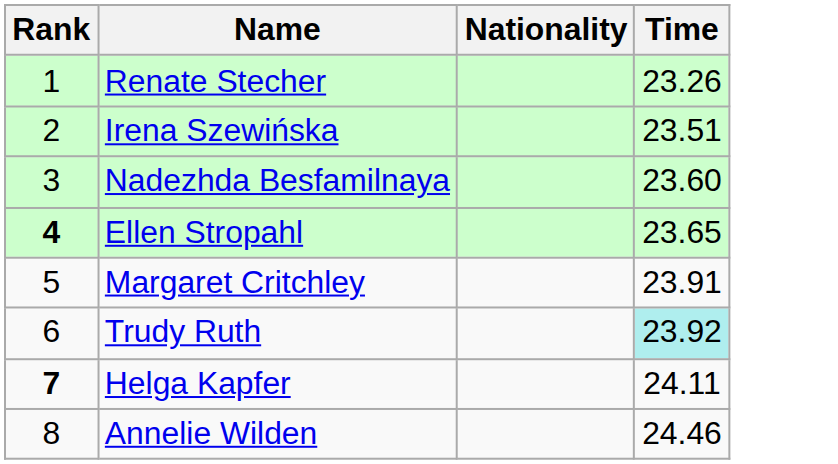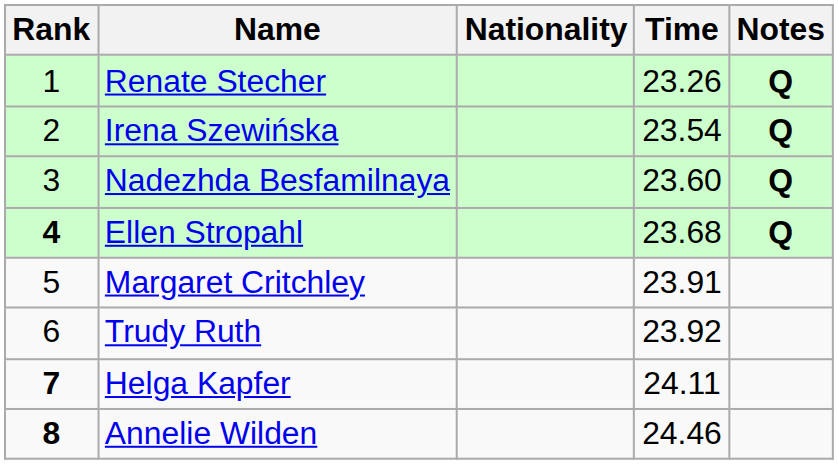+ column: (781, 29)
(682, 130) 23.51 -> (682, 130) 23.54
(682, 231) 23.65 -> (682, 231) 23.68
(682, 332) paleturquoise background -> (682, 332) no background
(51, 433) normal -> (51, 433) bold
